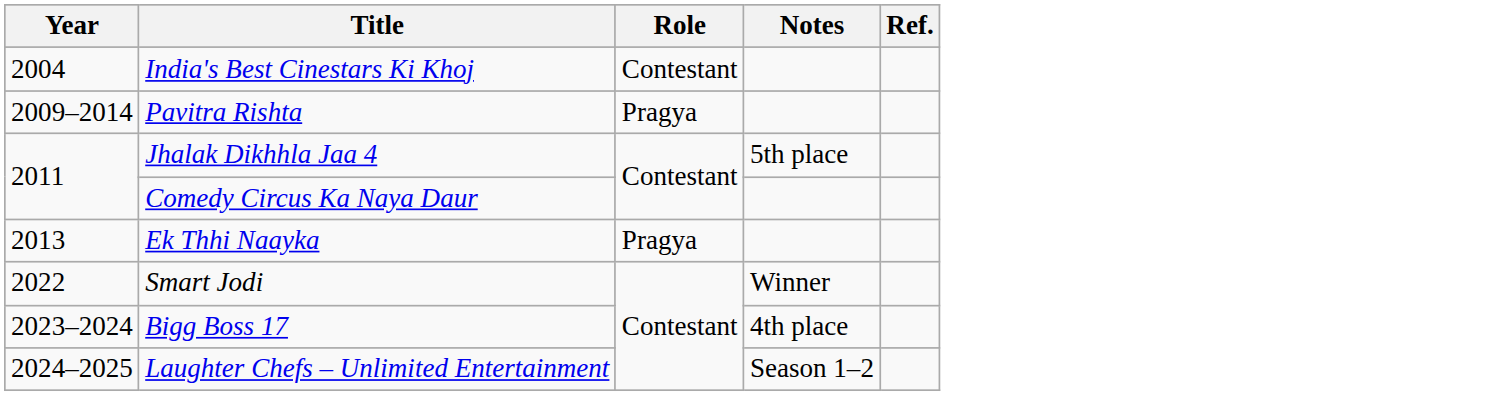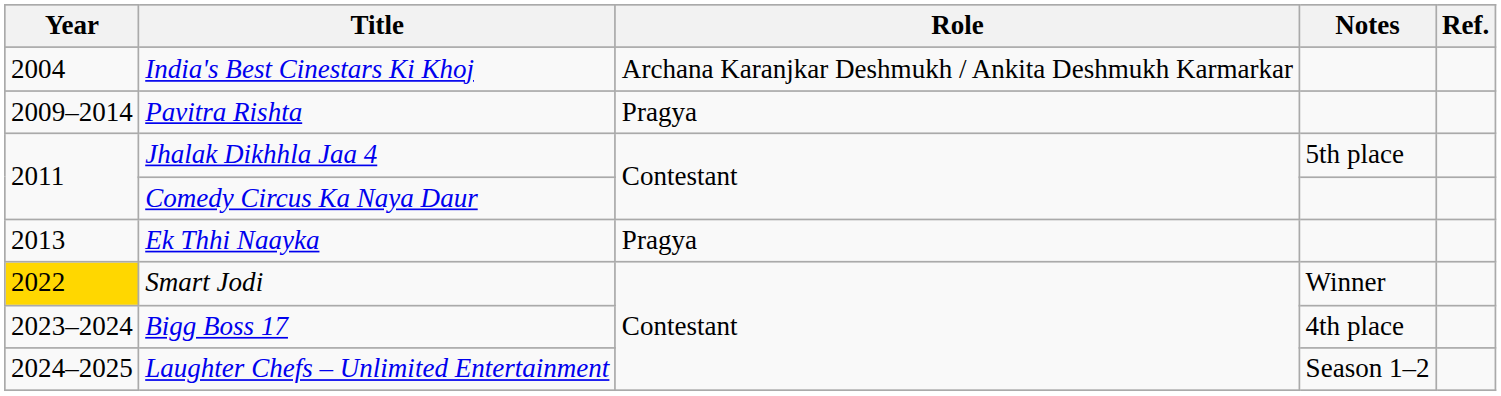(680, 68) Contestant -> (957, 68) Archana Karanjkar Deshmukh / Ankita Deshmukh Karmarkar
(38, 283) no background -> (38, 283) gold background
